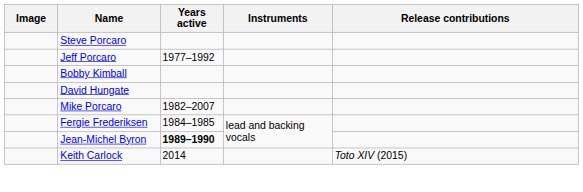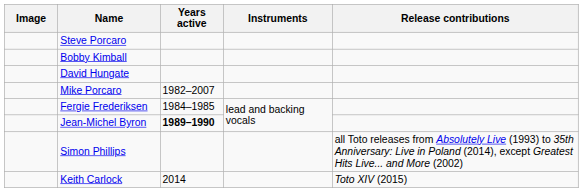- row: (88, 57)
+ row: (93, 151)
